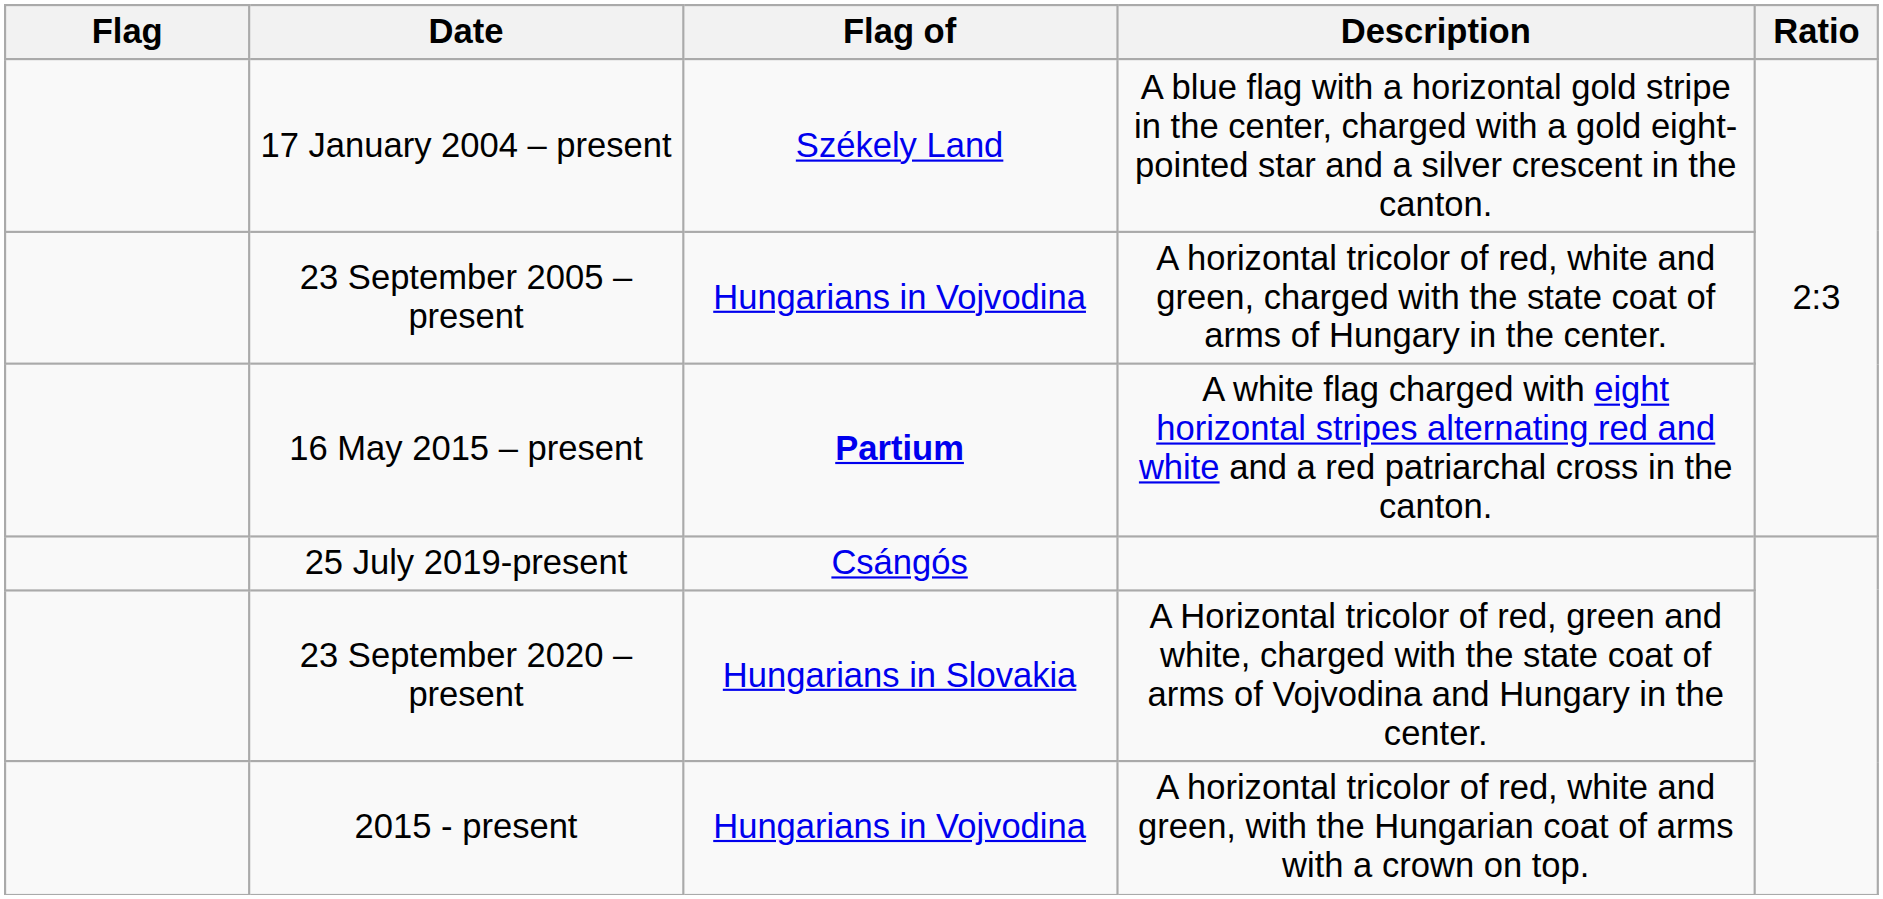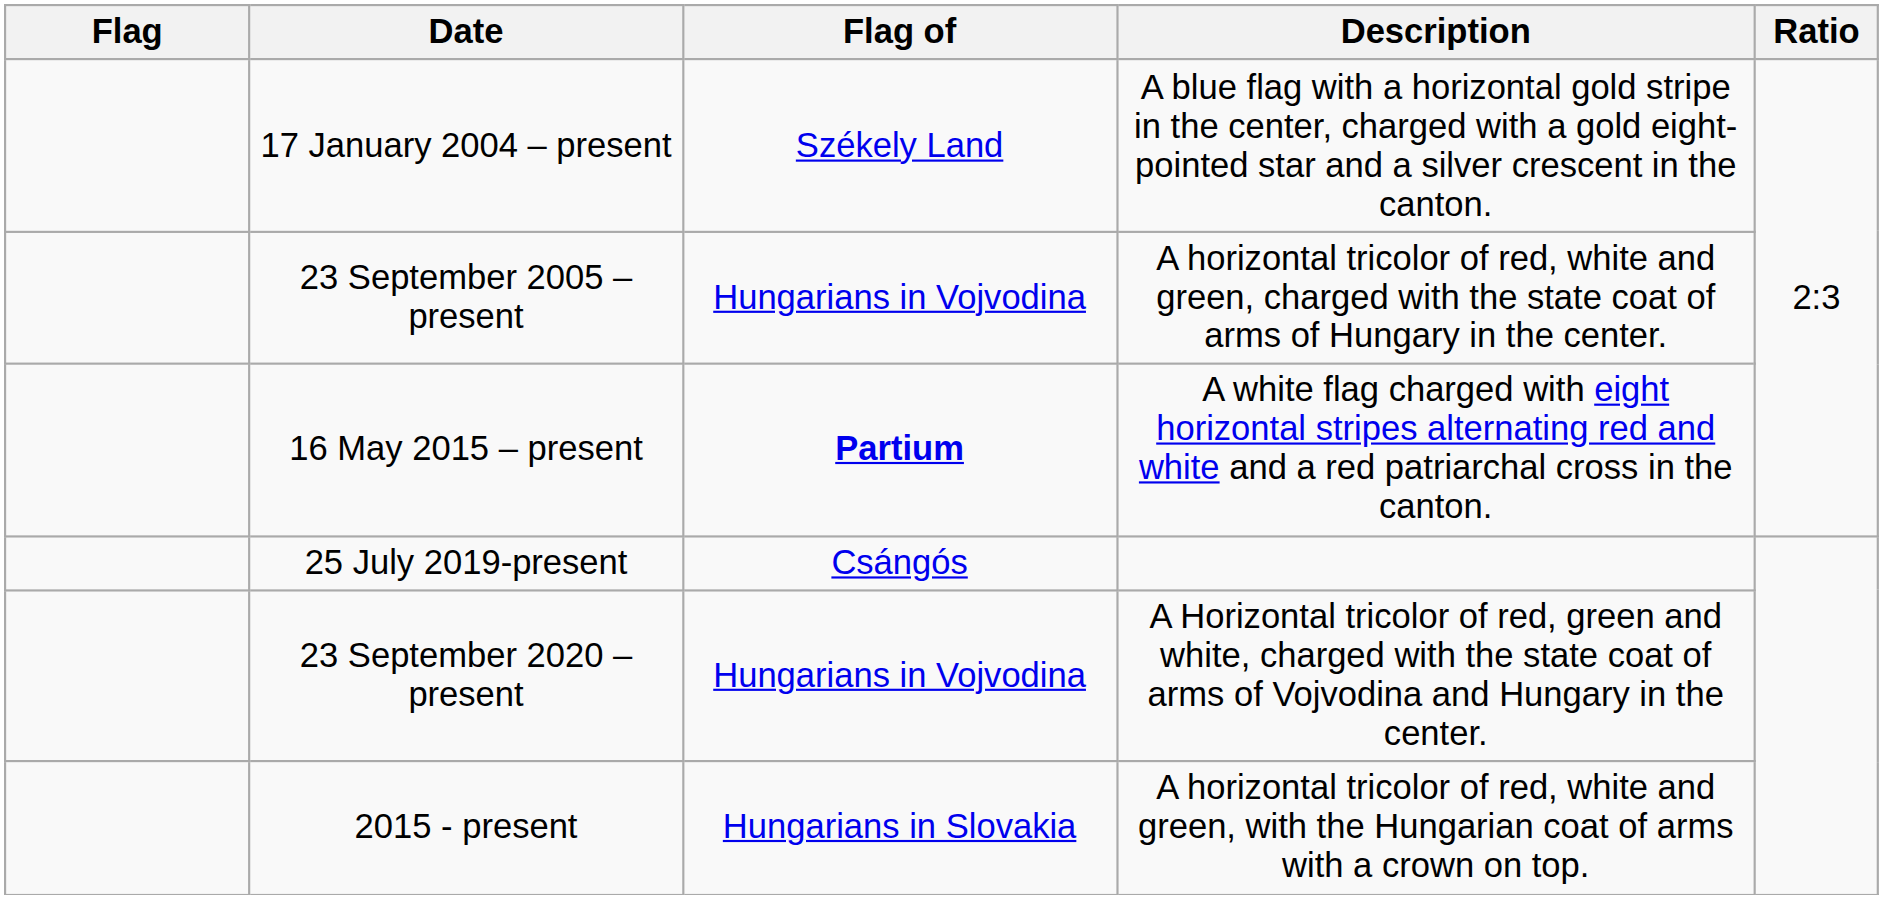(900, 675) Hungarians in Slovakia -> (900, 675) Hungarians in Vojvodina
(900, 827) Hungarians in Vojvodina -> (900, 827) Hungarians in Slovakia
